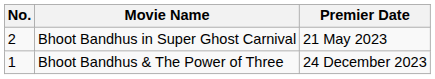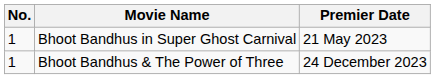(12, 39) 2 -> (12, 39) 1
